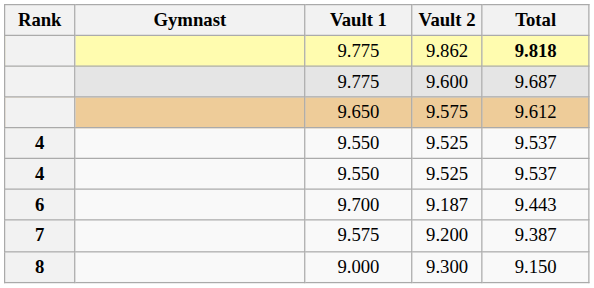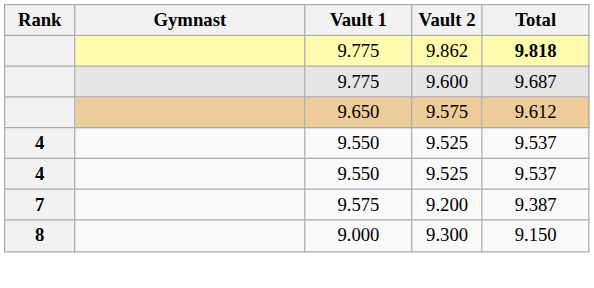- row: (358, 205)
